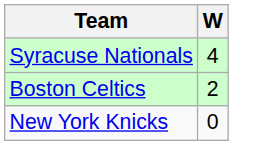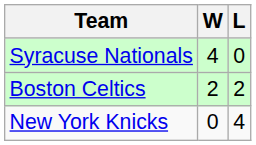+ column: (239, 21)
